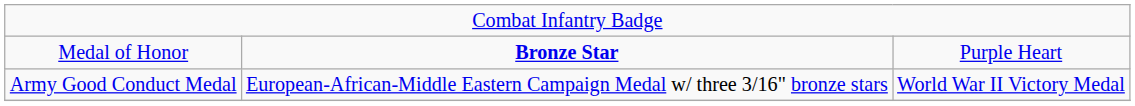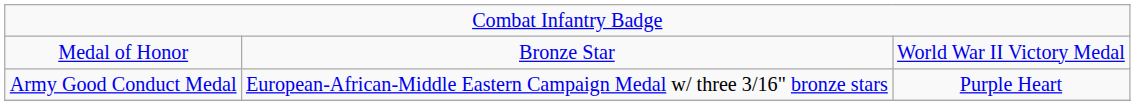(567, 52) bold -> (567, 52) normal
(1011, 52) Purple Heart -> (1011, 52) World War II Victory Medal
(1011, 84) World War II Victory Medal -> (1011, 84) Purple Heart
